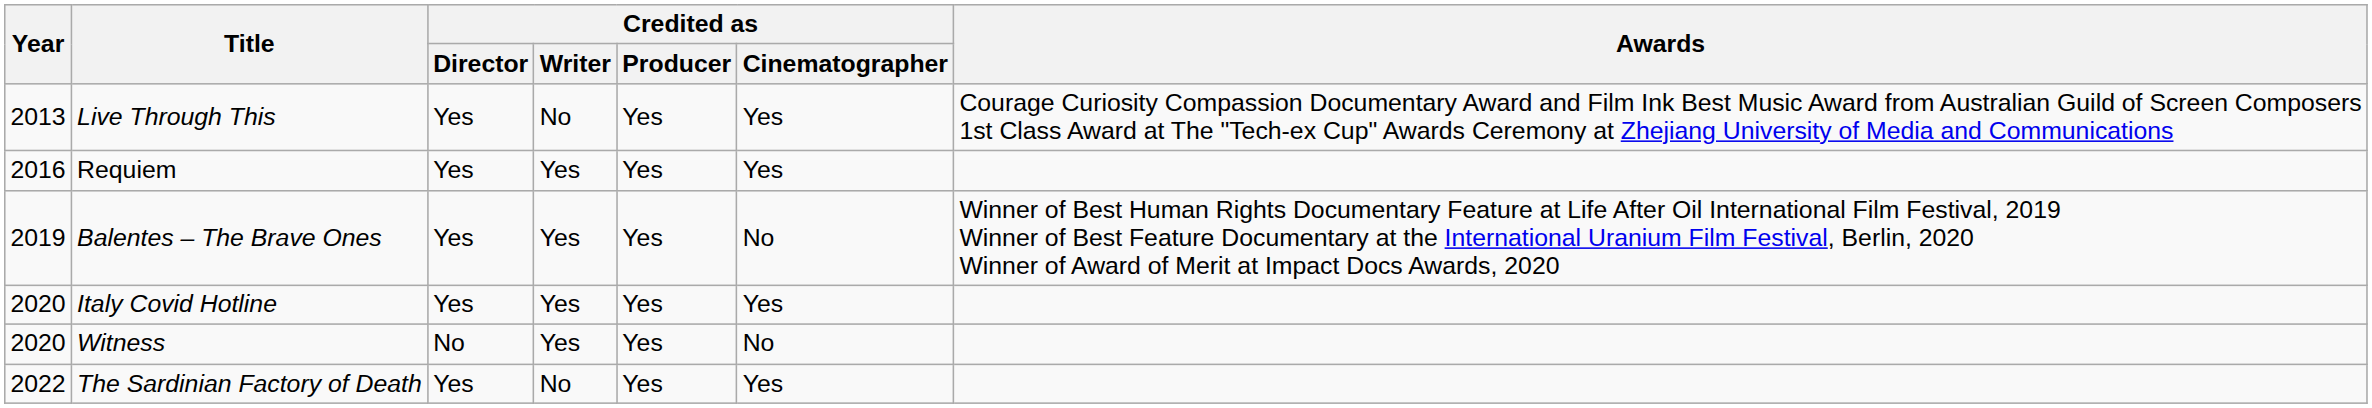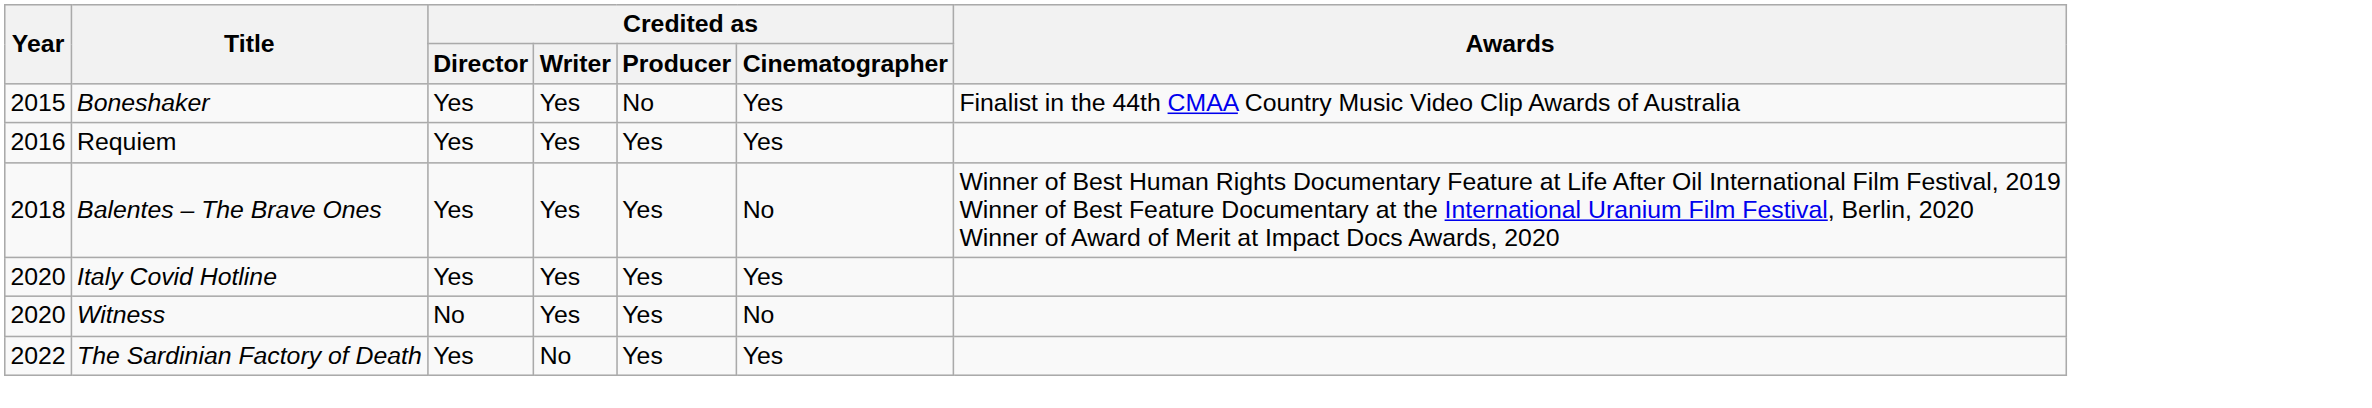- row: (176, 116)
+ row: (143, 102)
(38, 237) 2019 -> (38, 209) 2018
